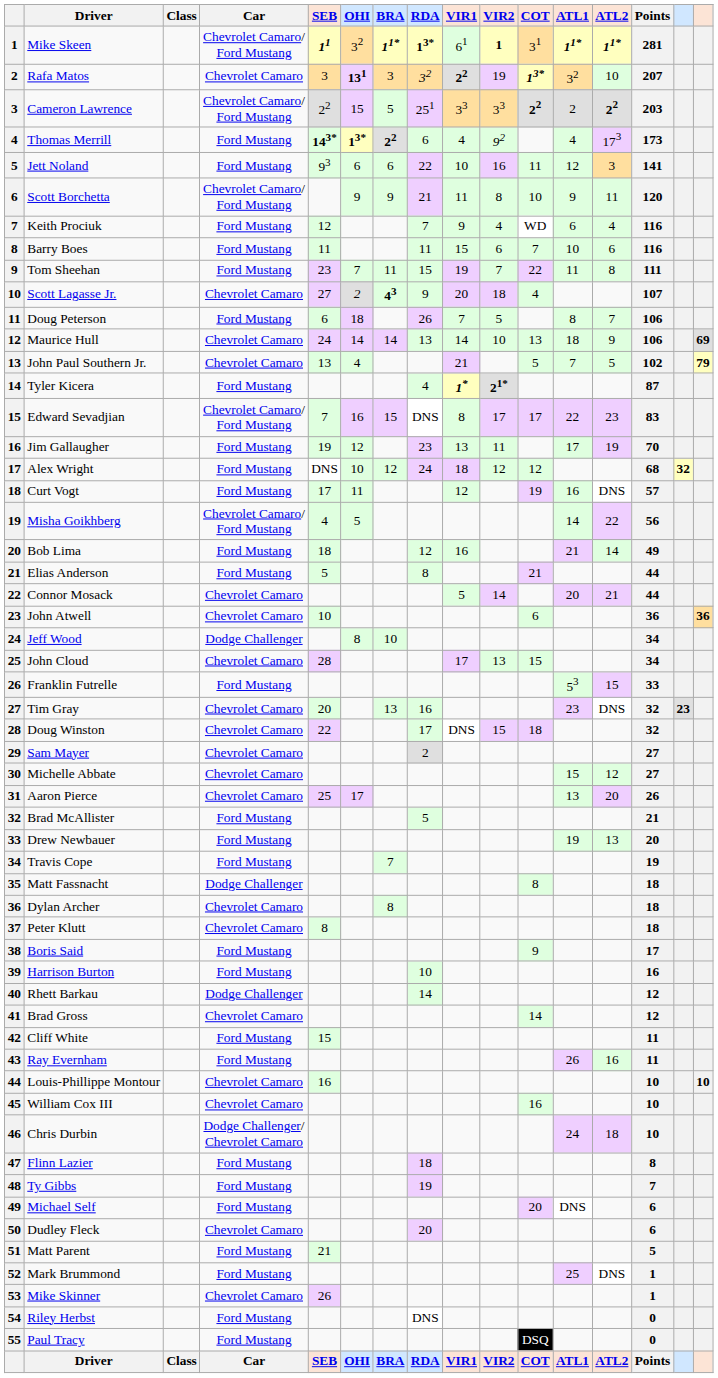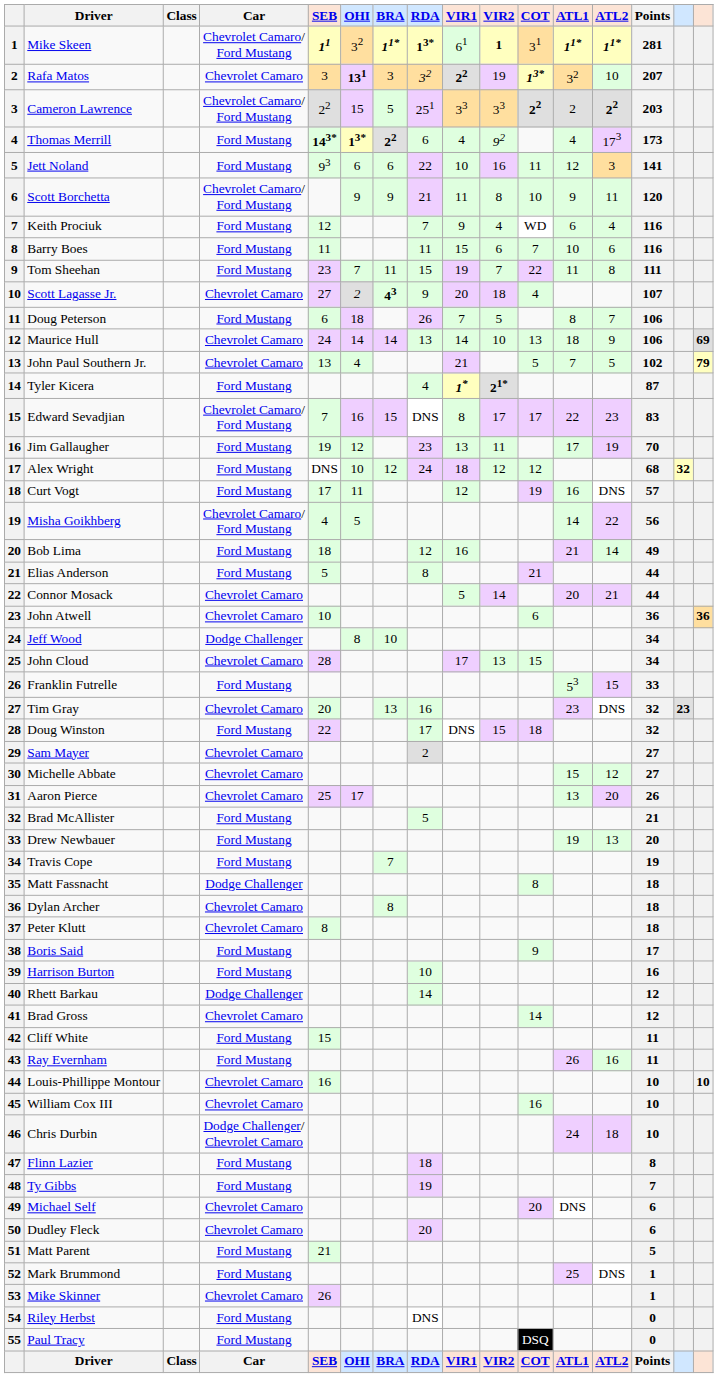(254, 729) Chevrolet Camaro -> (254, 729) Ford Mustang
(254, 1207) Ford Mustang -> (254, 1207) Chevrolet Camaro
